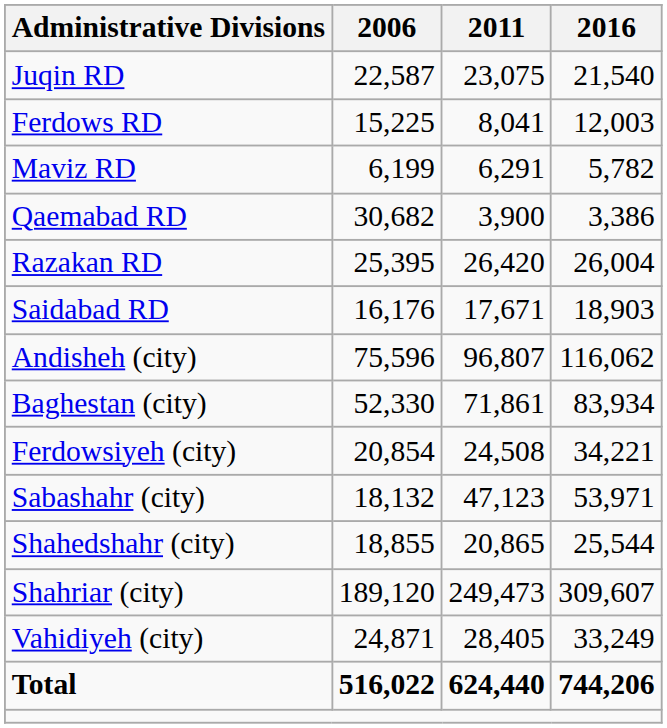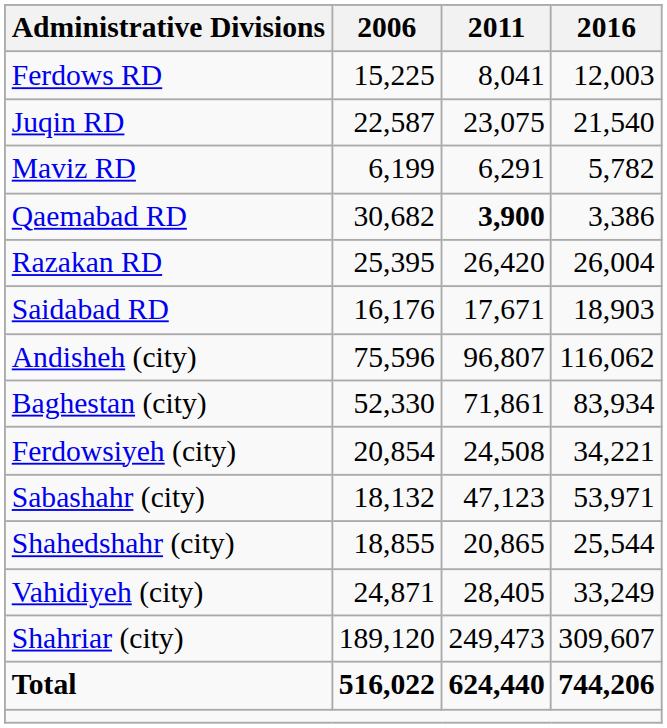rows swapped: (87, 121) <-> (68, 74)
(511, 215) normal -> (511, 215) bold
rows swapped: (98, 591) <-> (108, 638)
